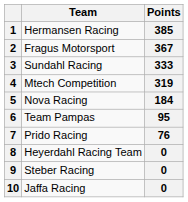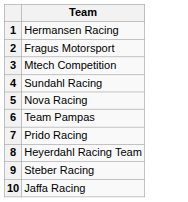- column: (164, 13)
(63, 65) Sundahl Racing -> (70, 65) Mtech Competition
(70, 83) Mtech Competition -> (63, 83) Sundahl Racing
